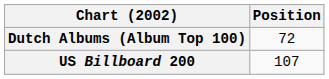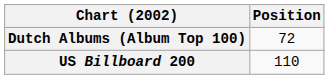(287, 62) 107 -> (287, 62) 110
